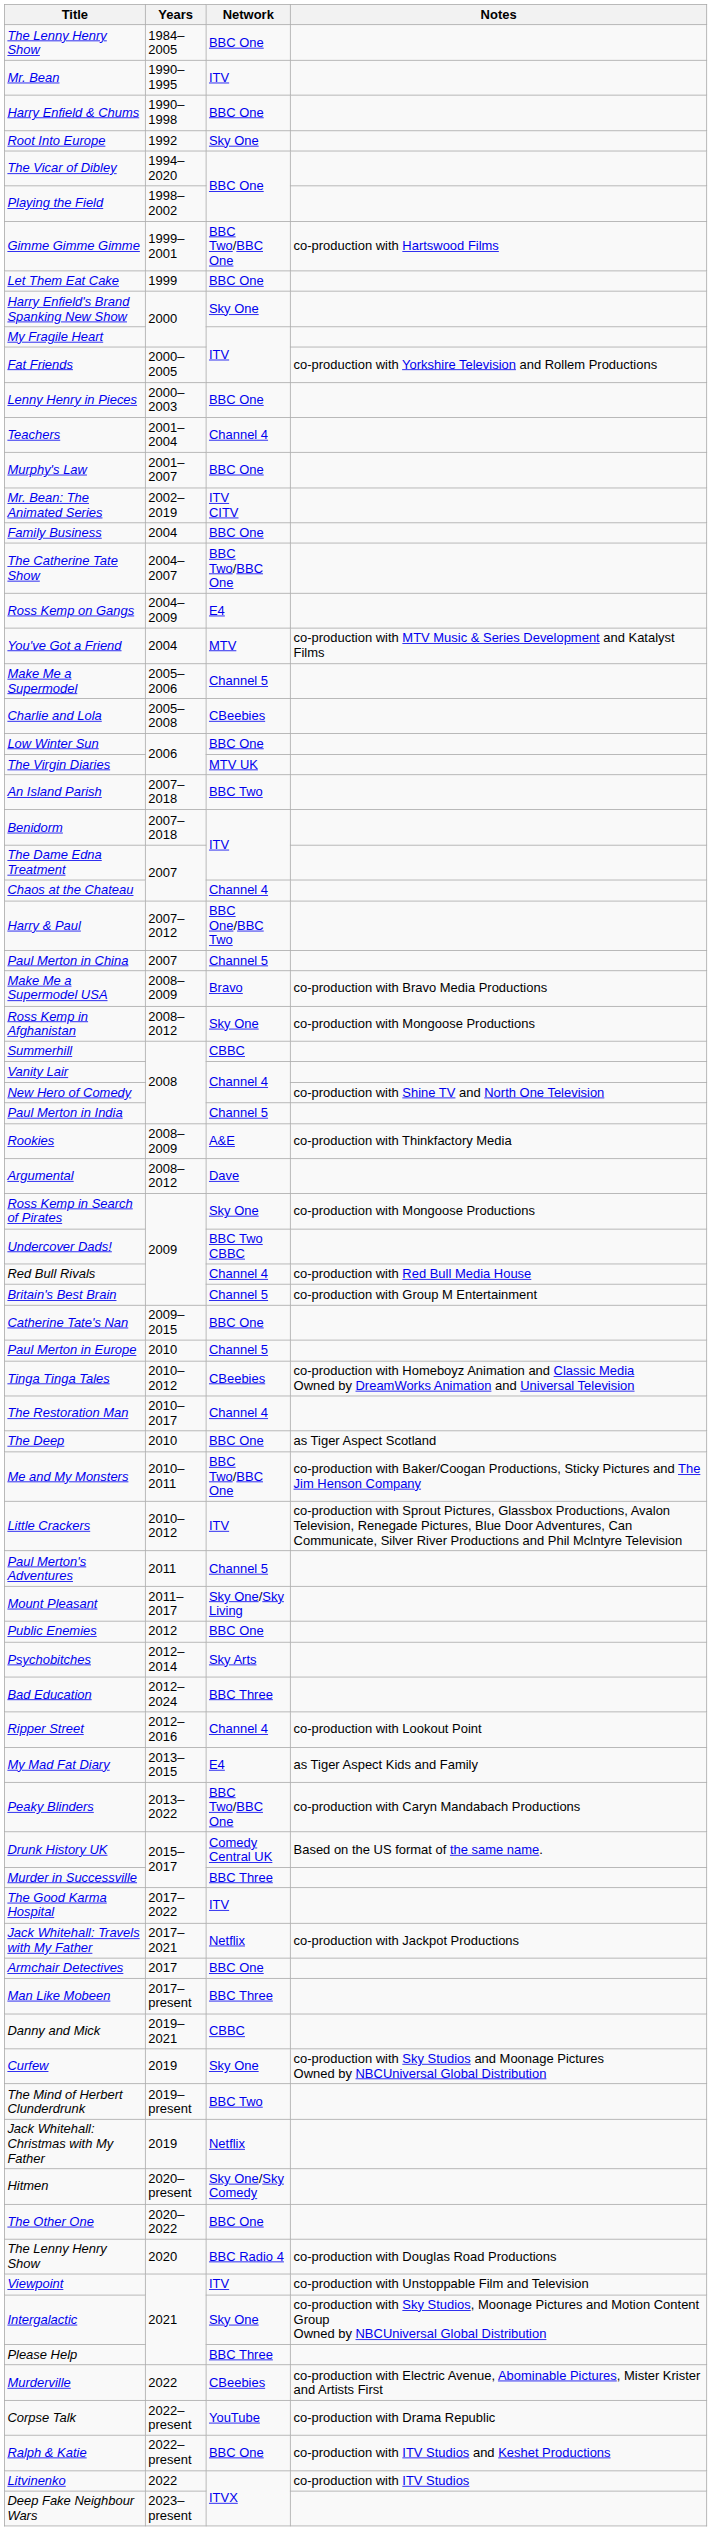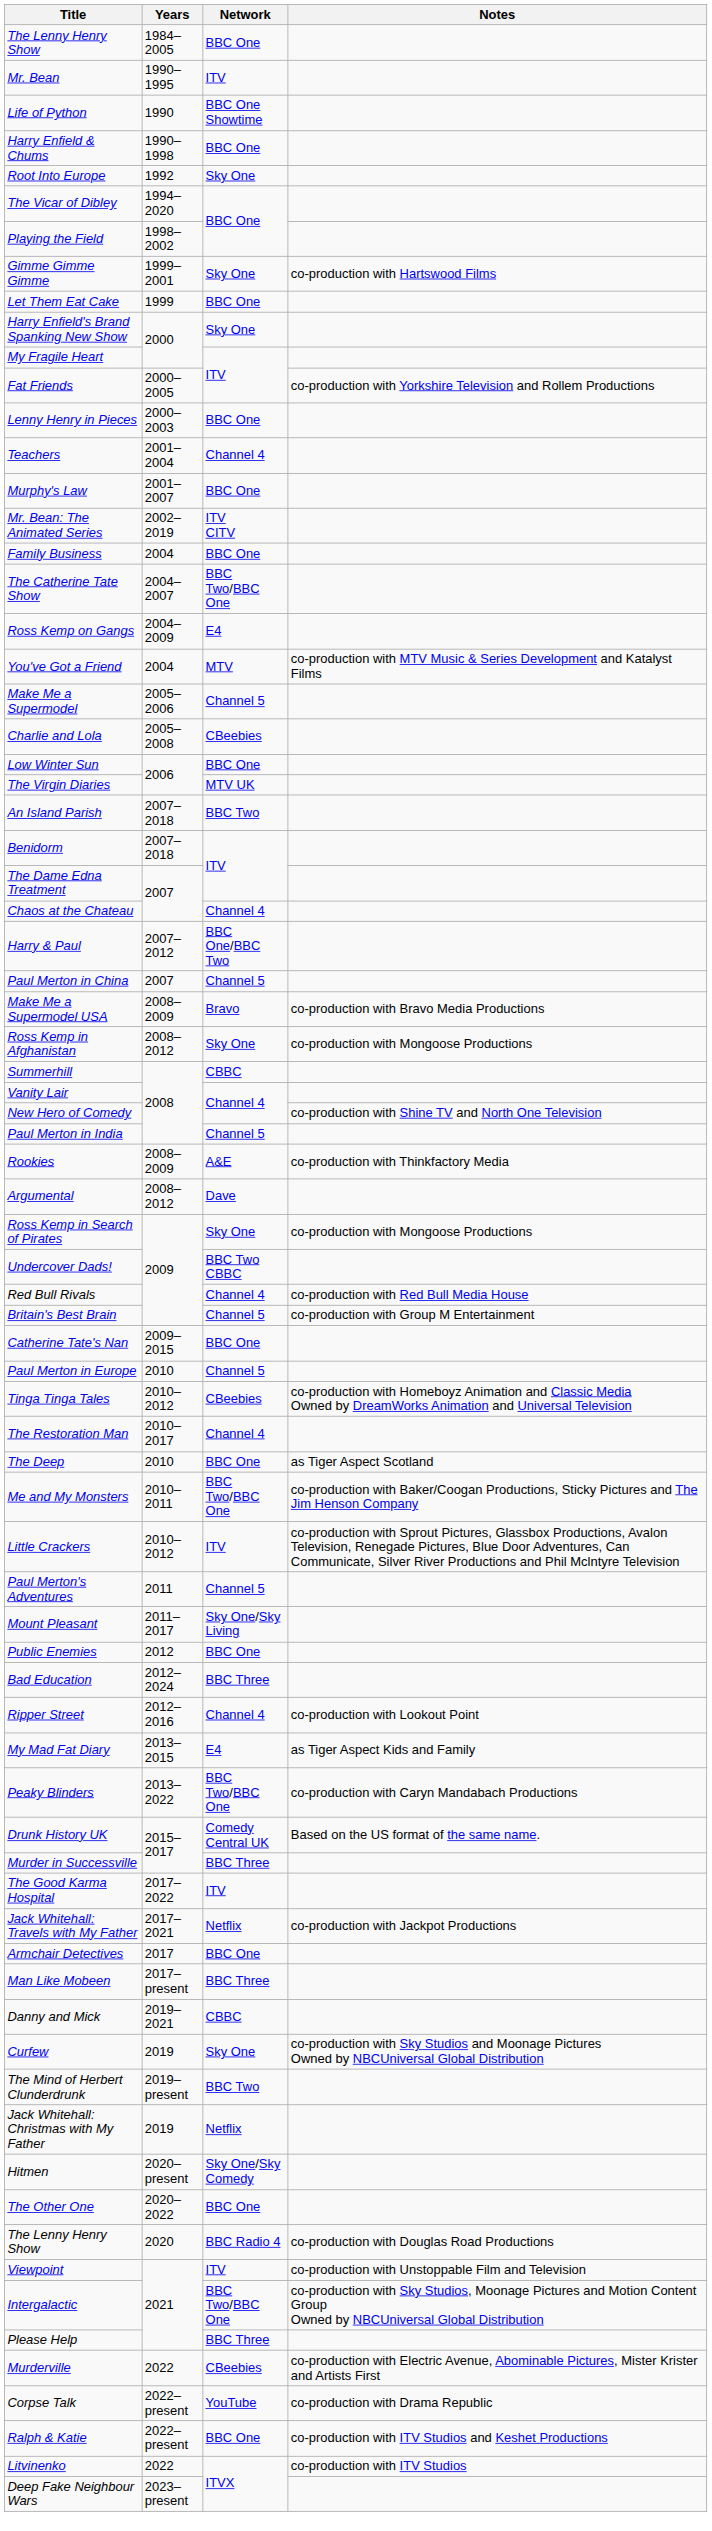+ row: (47, 112)
(236, 246) BBC Two/BBC One -> (230, 273) Sky One
- row: (49, 1659)
(234, 2319) Sky One -> (233, 2305) BBC Two/BBC One
